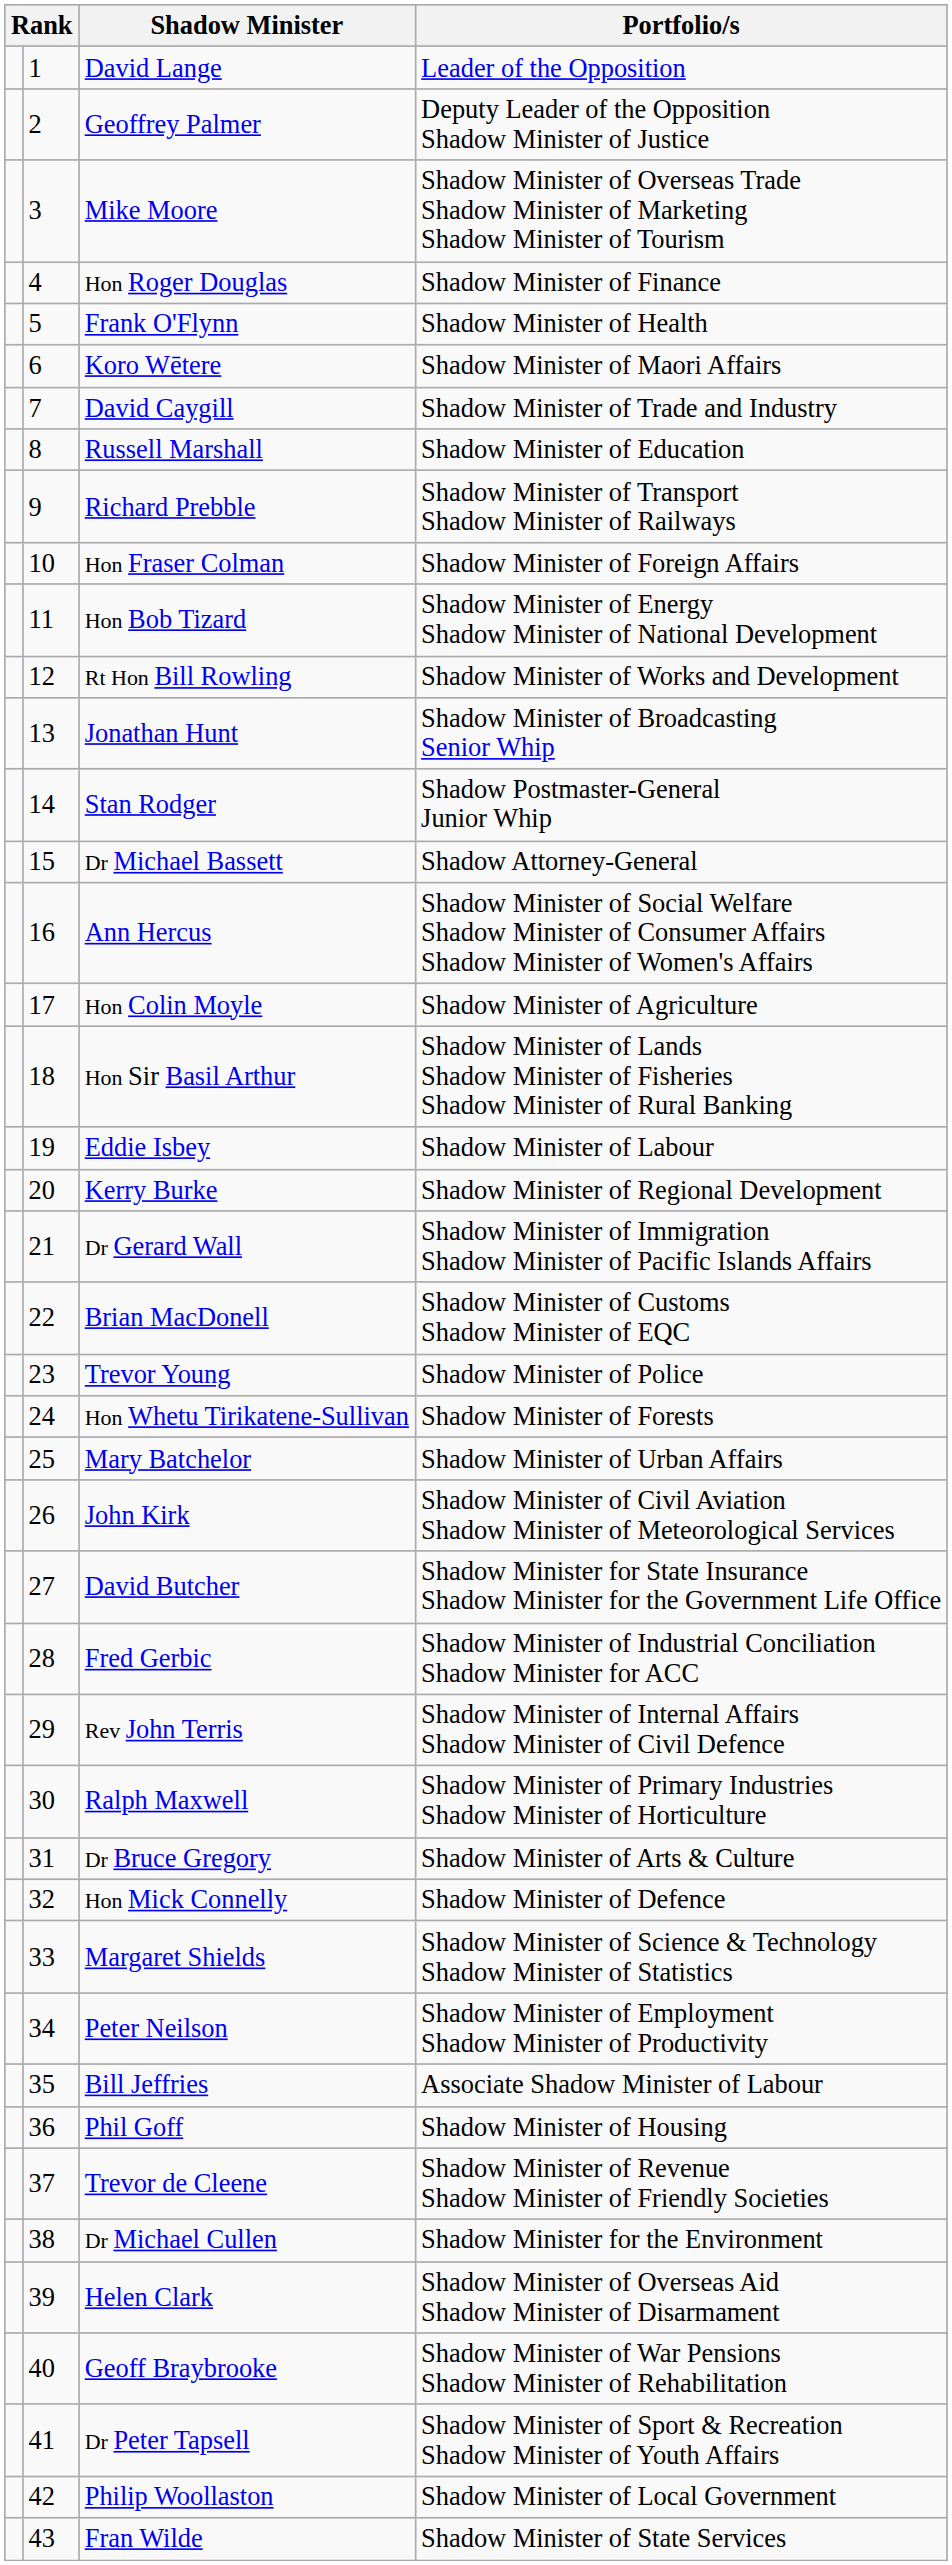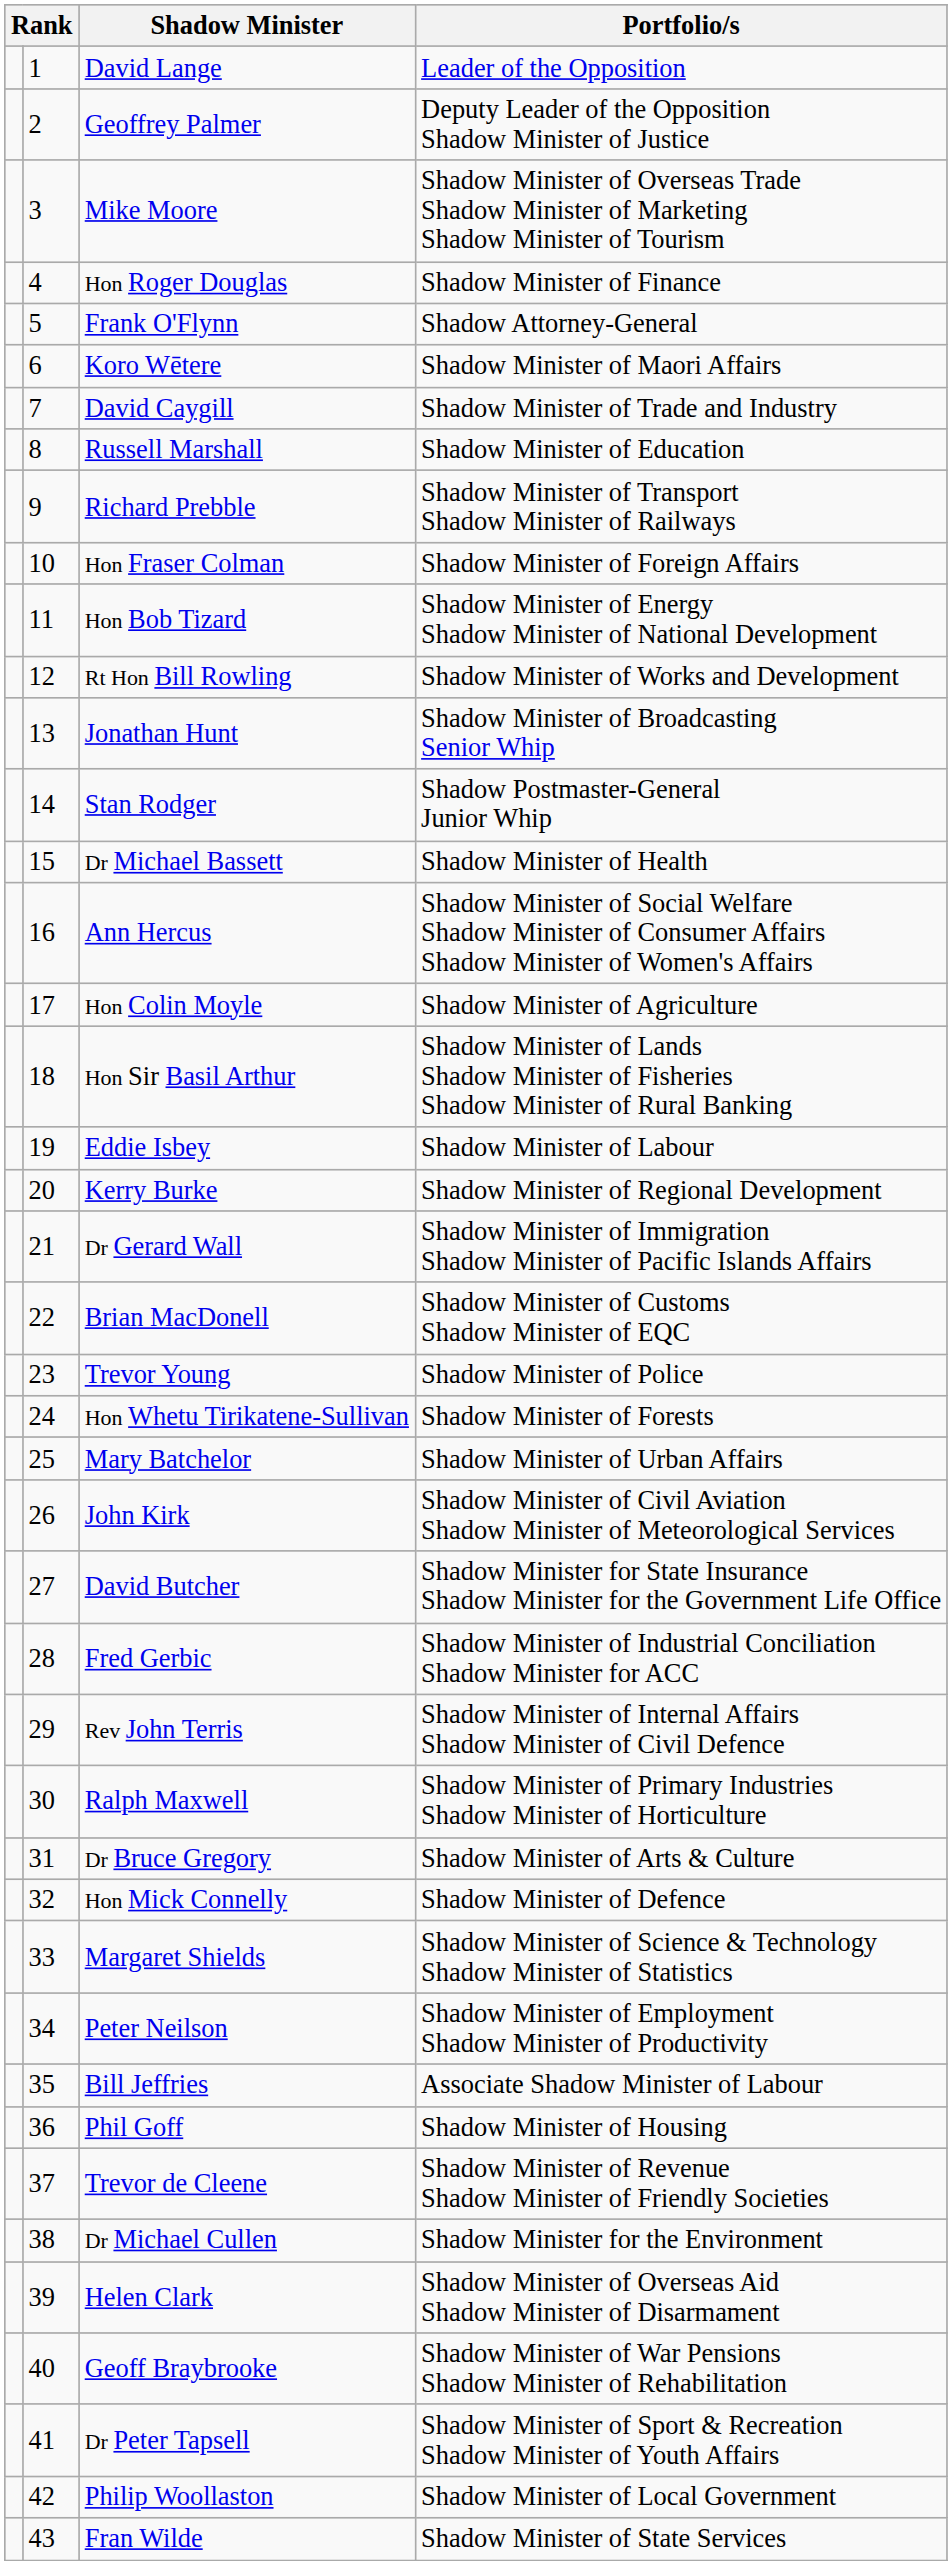(564, 323) Shadow Minister of Health -> (559, 323) Shadow Attorney-General
(559, 861) Shadow Attorney-General -> (564, 861) Shadow Minister of Health
